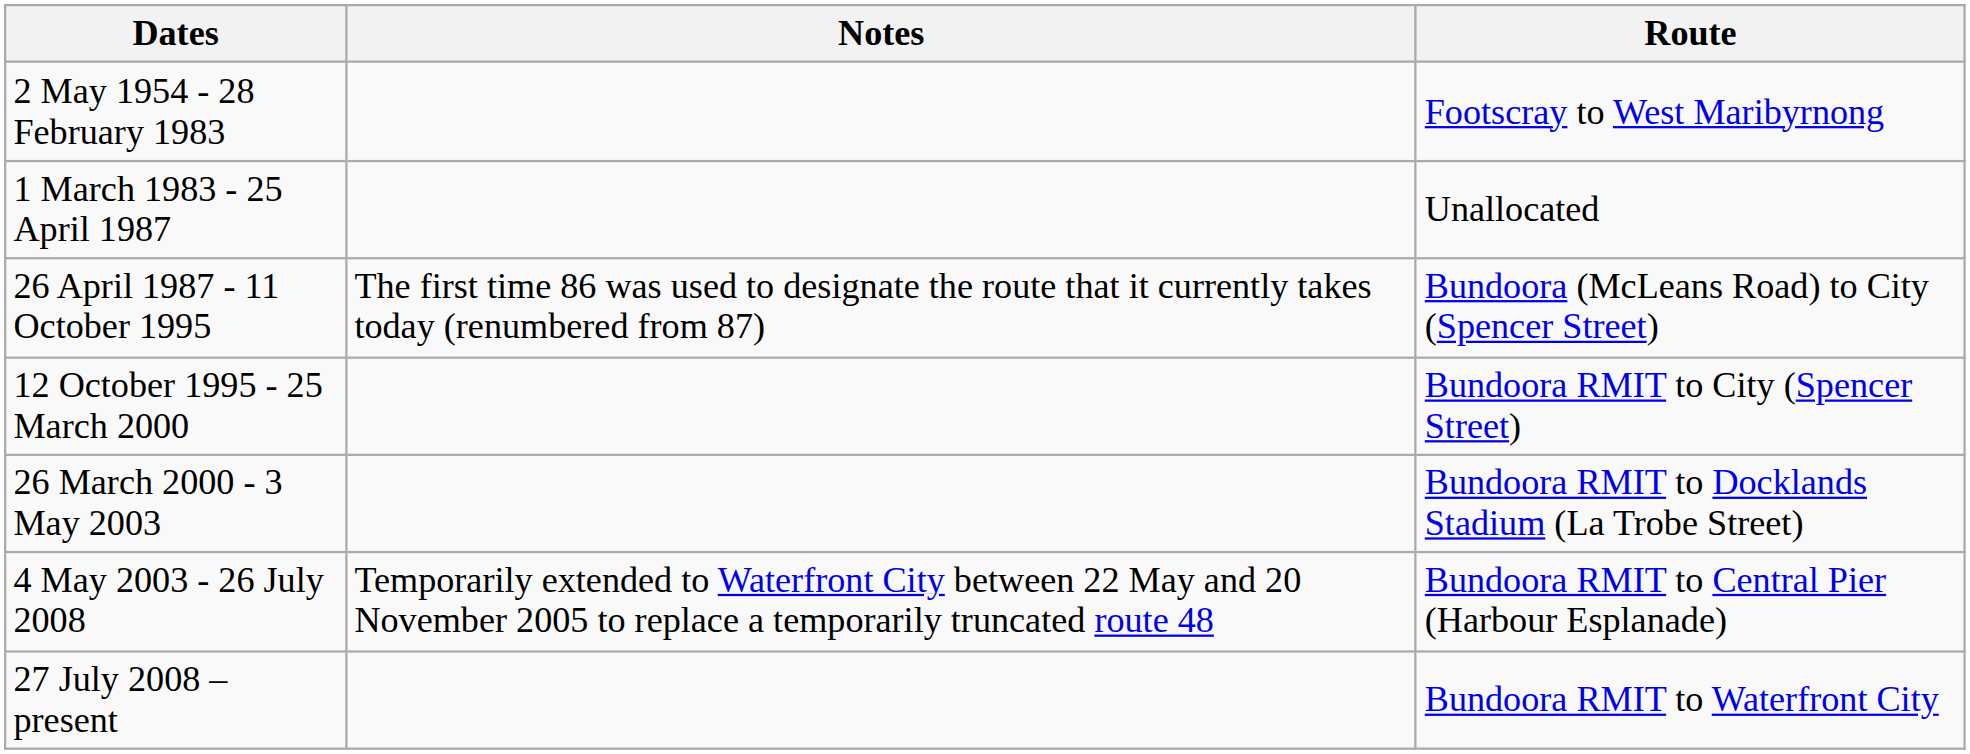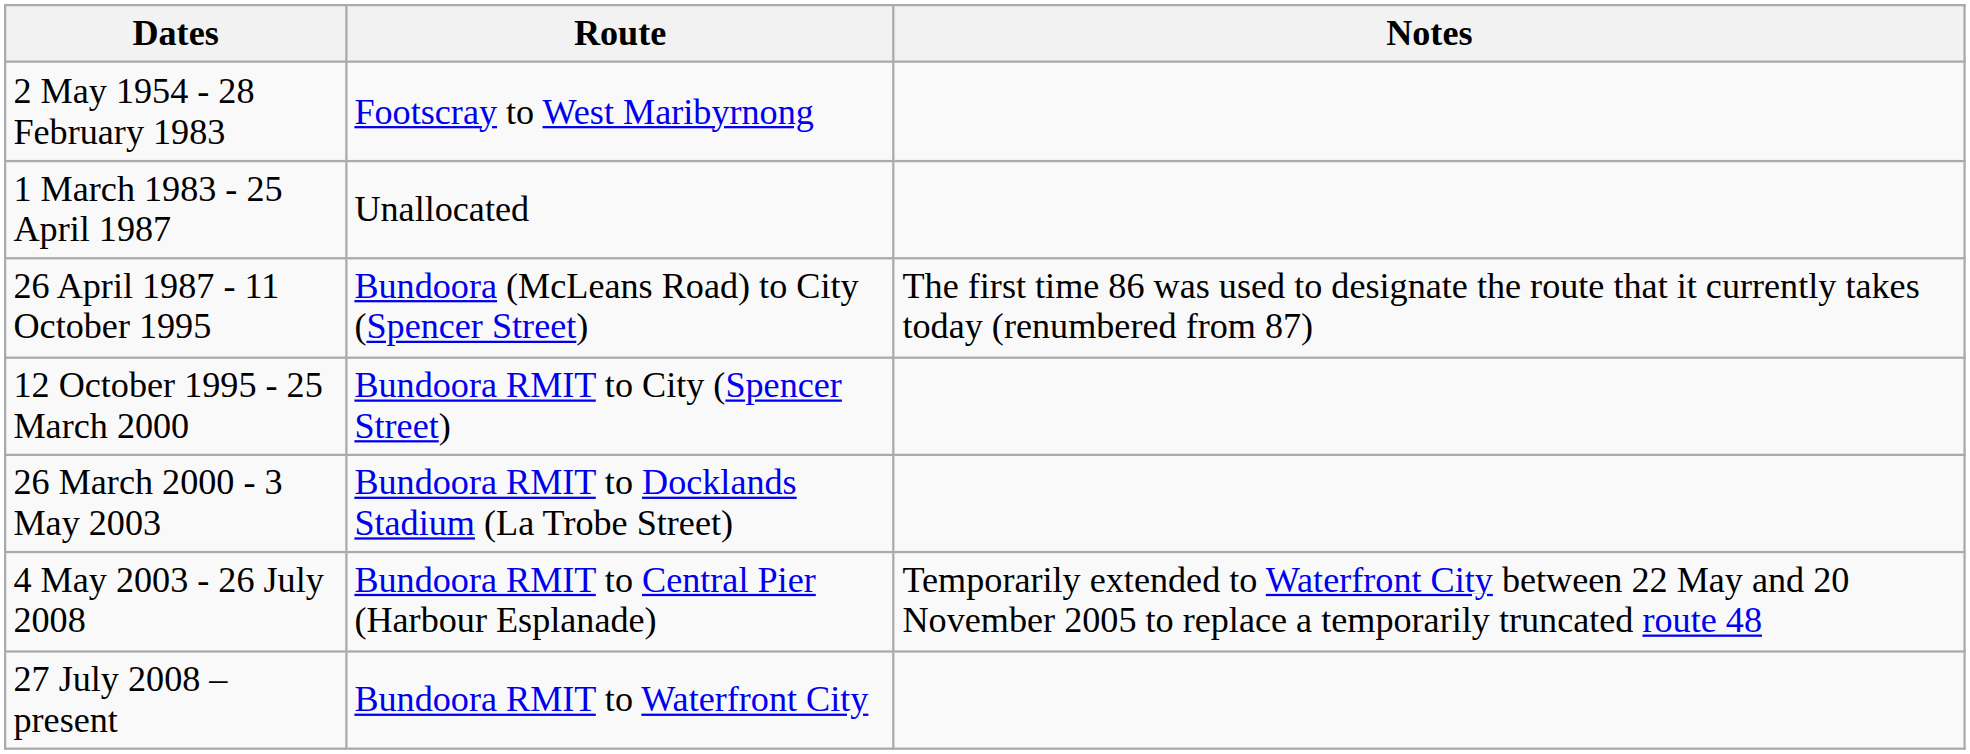columns swapped: (1690, 33) <-> (881, 33)
